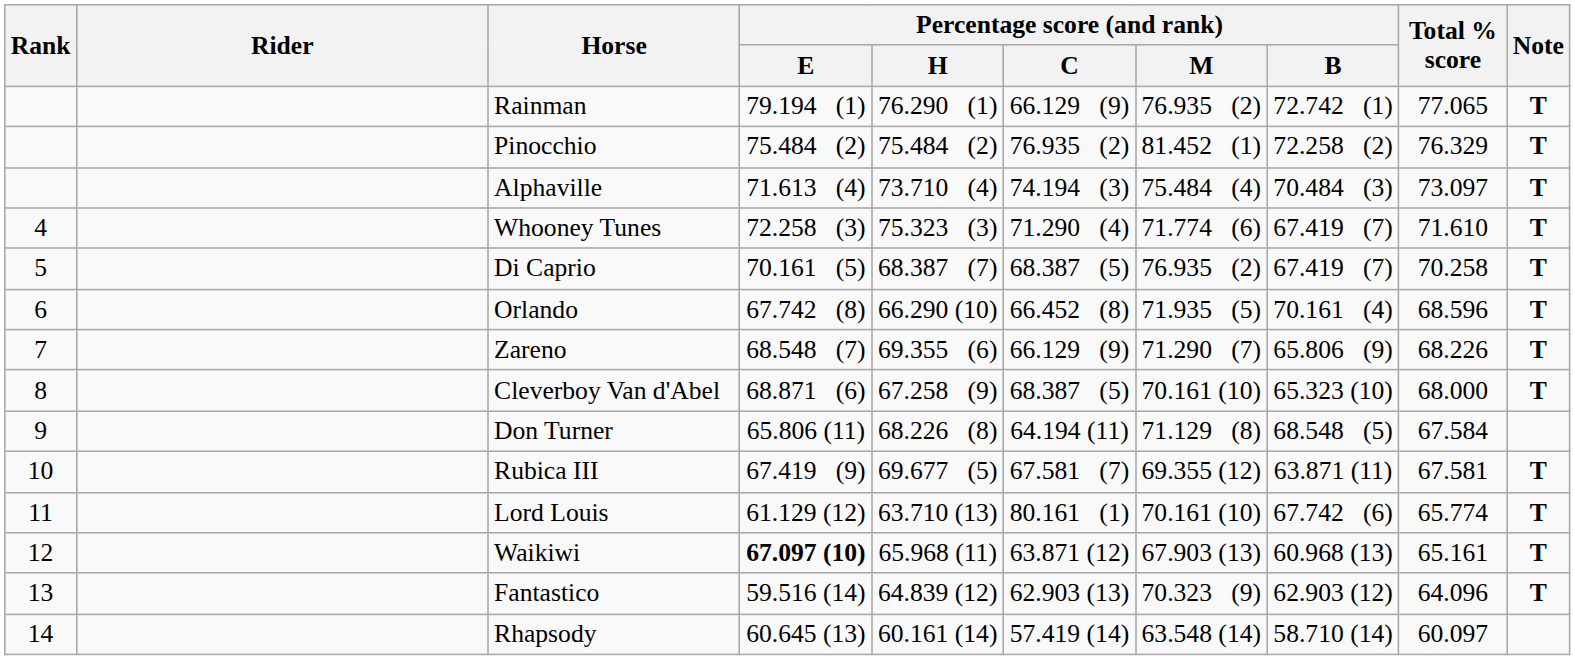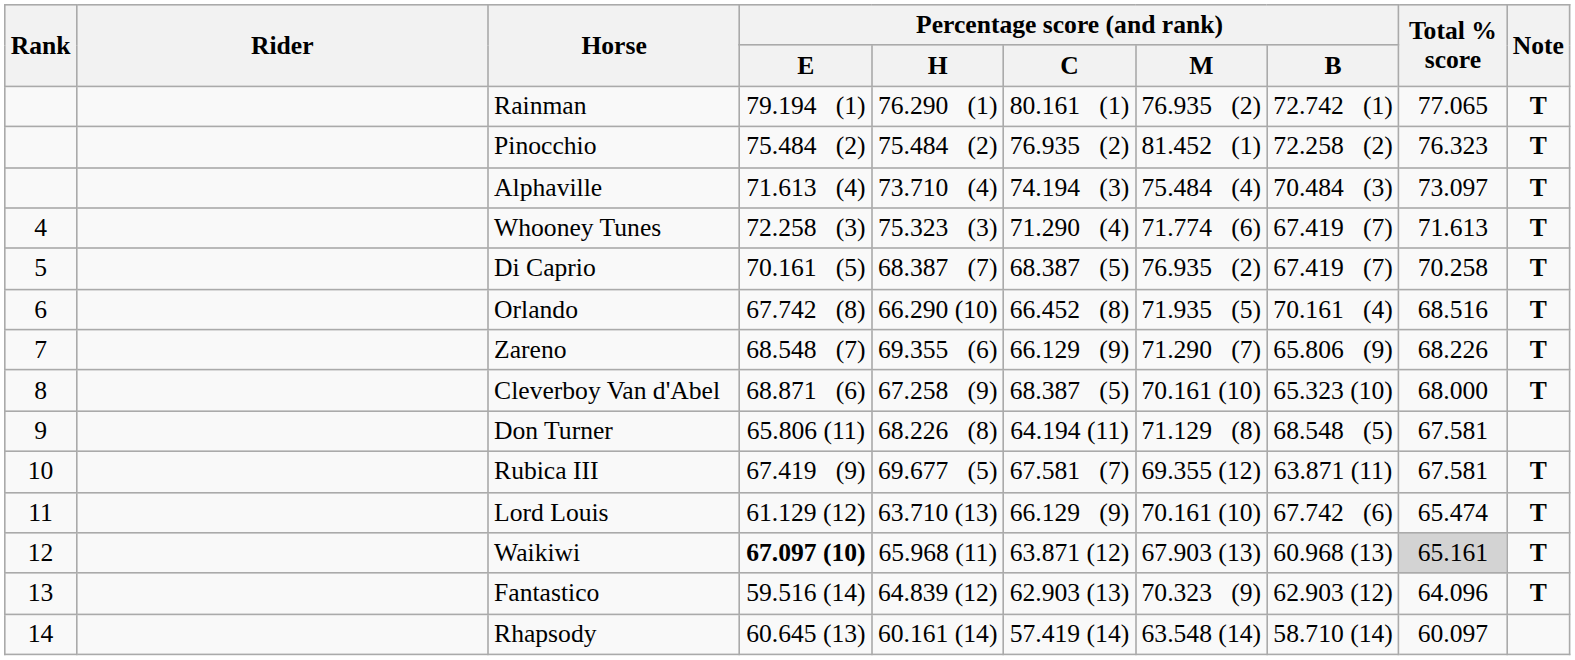(1069, 106) 66.129 (9) -> (1069, 106) 80.161 (1)
(1453, 146) 76.329 -> (1453, 146) 76.323
(1453, 227) 71.610 -> (1453, 227) 71.613
(1453, 308) 68.596 -> (1453, 308) 68.516
(1453, 430) 67.584 -> (1453, 430) 67.581
(1069, 512) 80.161 (1) -> (1069, 512) 66.129 (9)
(1453, 512) 65.774 -> (1453, 512) 65.474
(1453, 552) no background -> (1453, 552) lightgrey background
